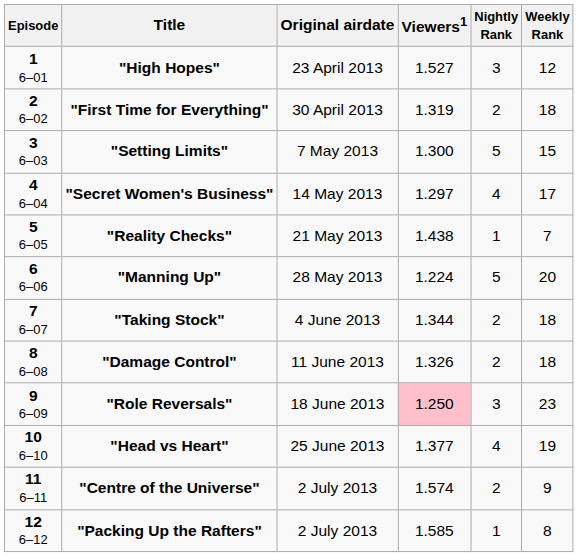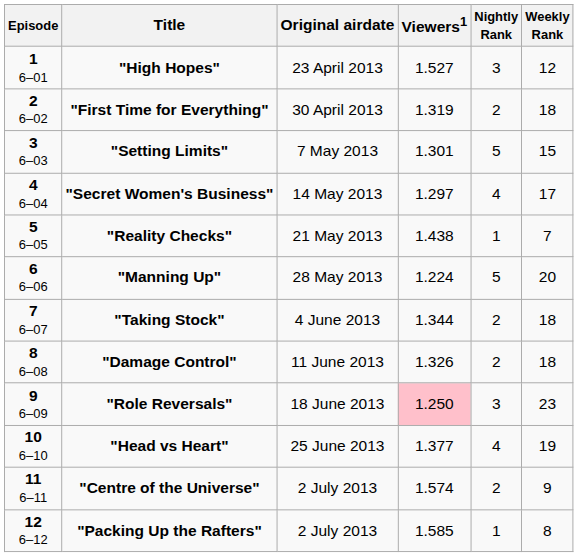(434, 151) 1.300 -> (434, 151) 1.301
